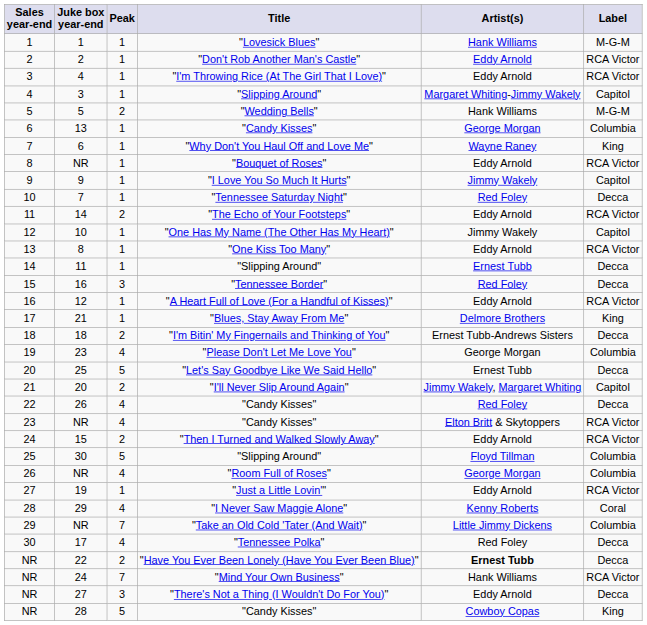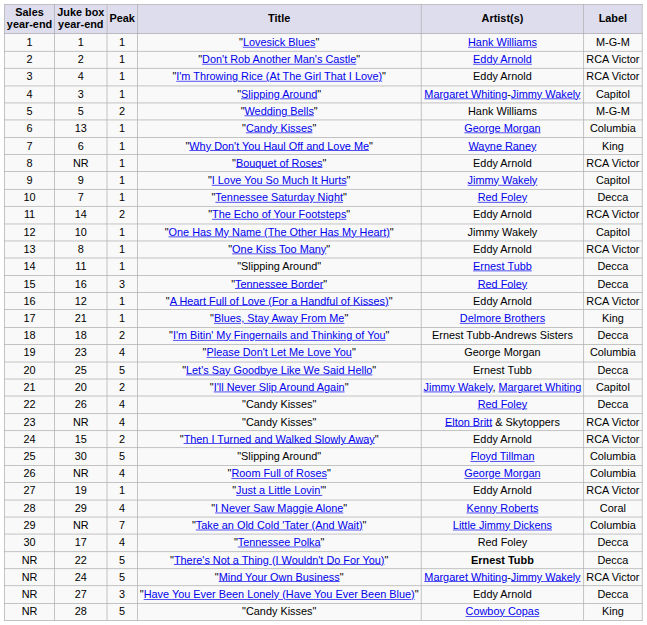(122, 560) 2 -> (122, 560) 5
(279, 560) "Have You Ever Been Lonely (Have You Ever Been Blue)" -> (279, 560) "There's Not a Thing (I Wouldn't Do For You)"
(122, 577) 7 -> (122, 577) 5
(502, 577) Hank Williams -> (502, 577) Margaret Whiting-Jimmy Wakely
(279, 594) "There's Not a Thing (I Wouldn't Do For You)" -> (279, 594) "Have You Ever Been Lonely (Have You Ever Been Blue)"
